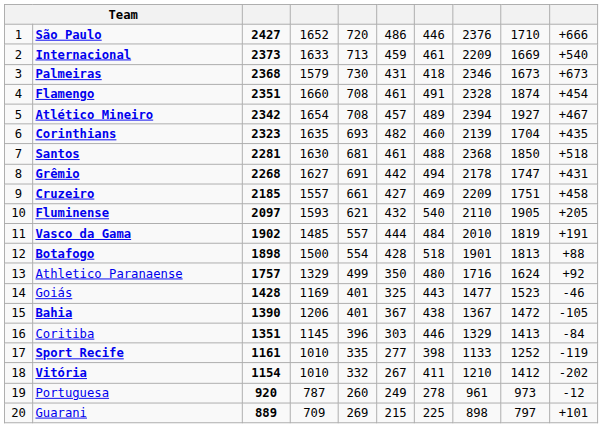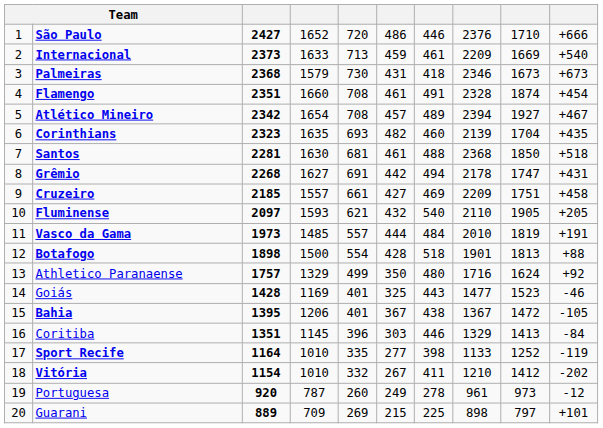(266, 234) 1902 -> (266, 234) 1973
(266, 313) 1390 -> (266, 313) 1395
(266, 353) 1161 -> (266, 353) 1164
